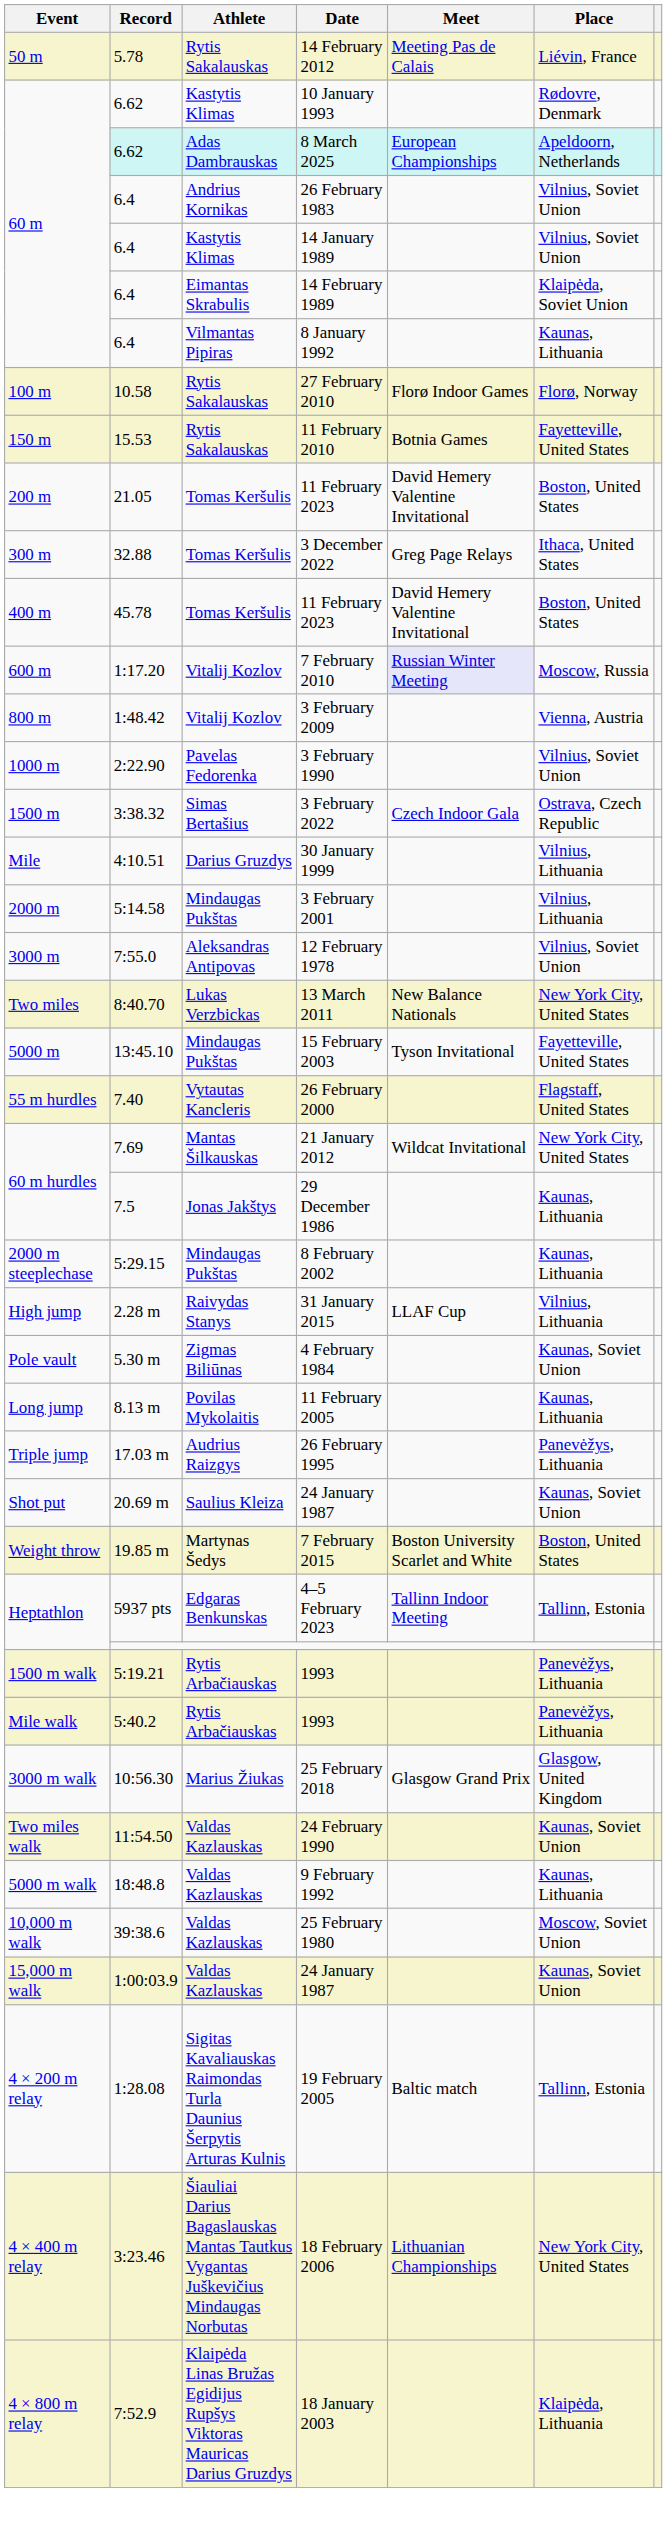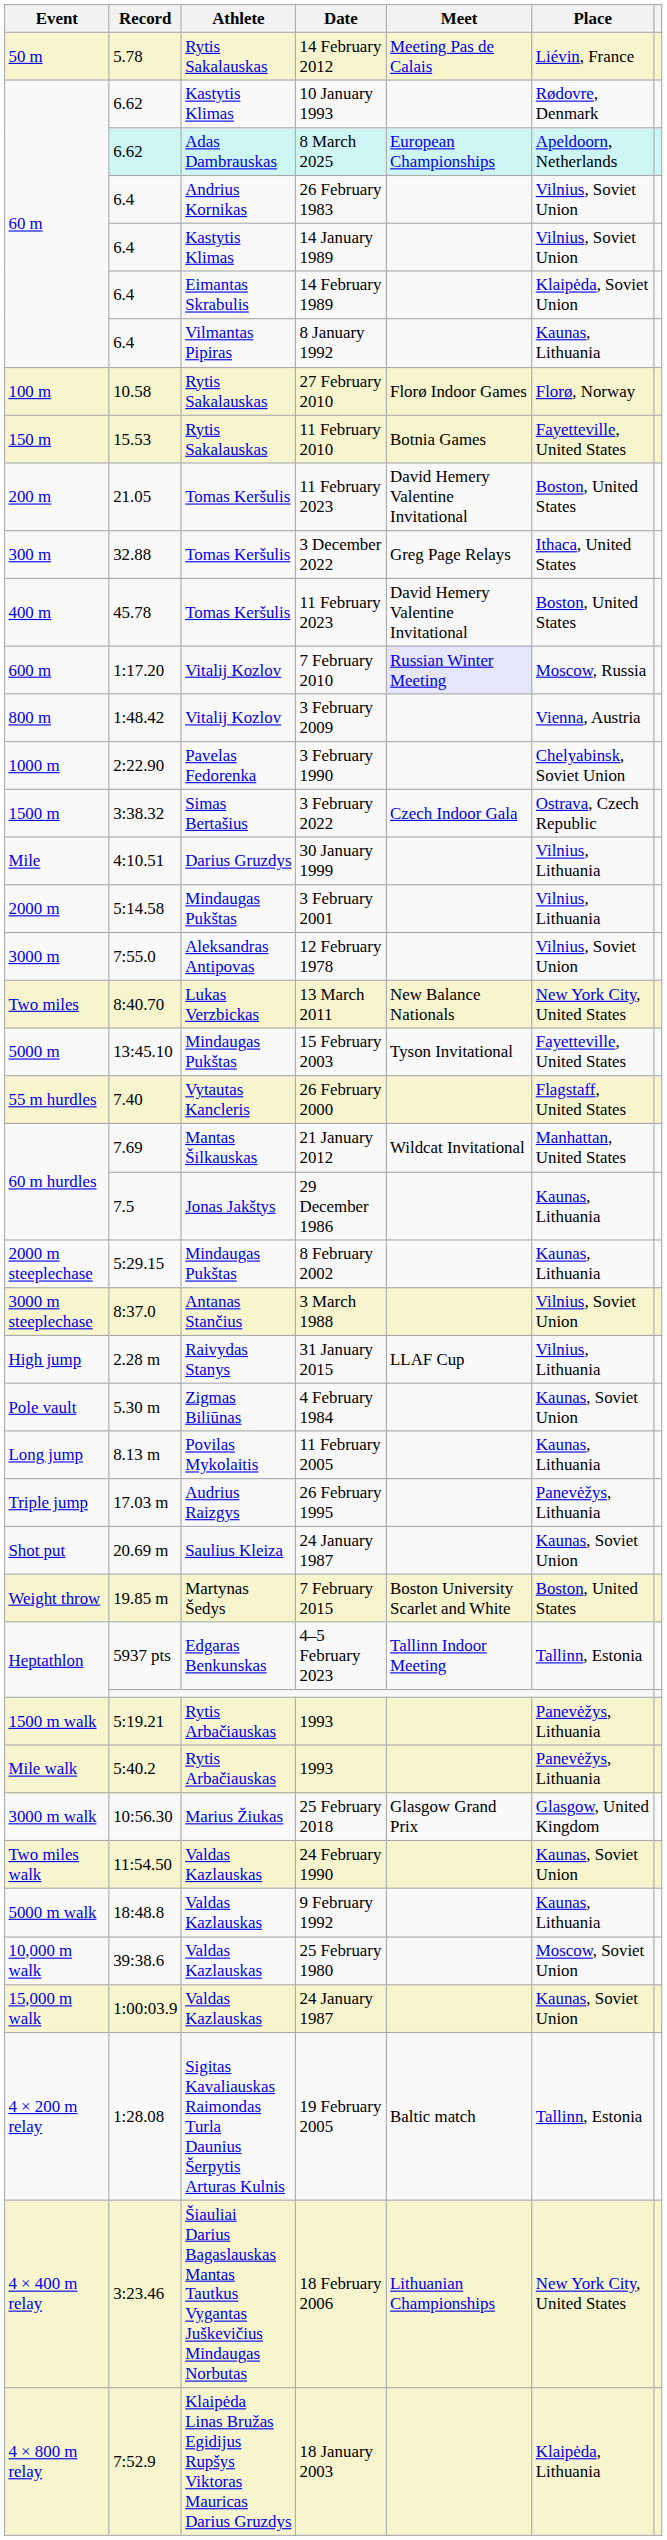(589, 765) Vilnius, Soviet Union -> (581, 765) Chelyabinsk, Soviet Union
(591, 1147) New York City, United States -> (581, 1147) Manhattan, United States
+ row: (134, 1311)
